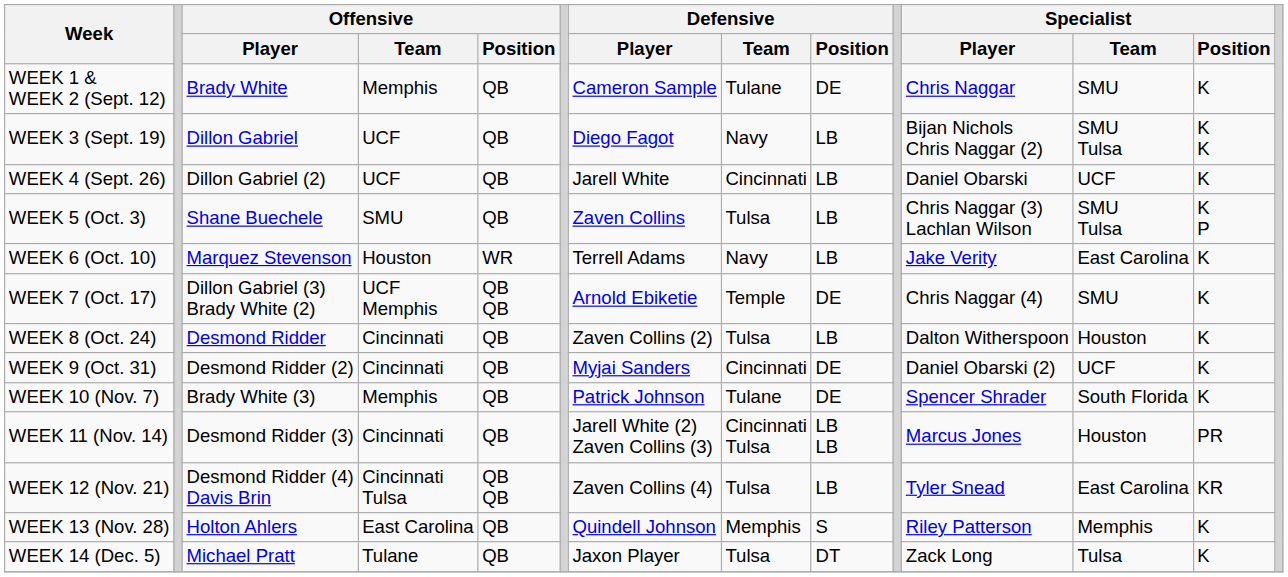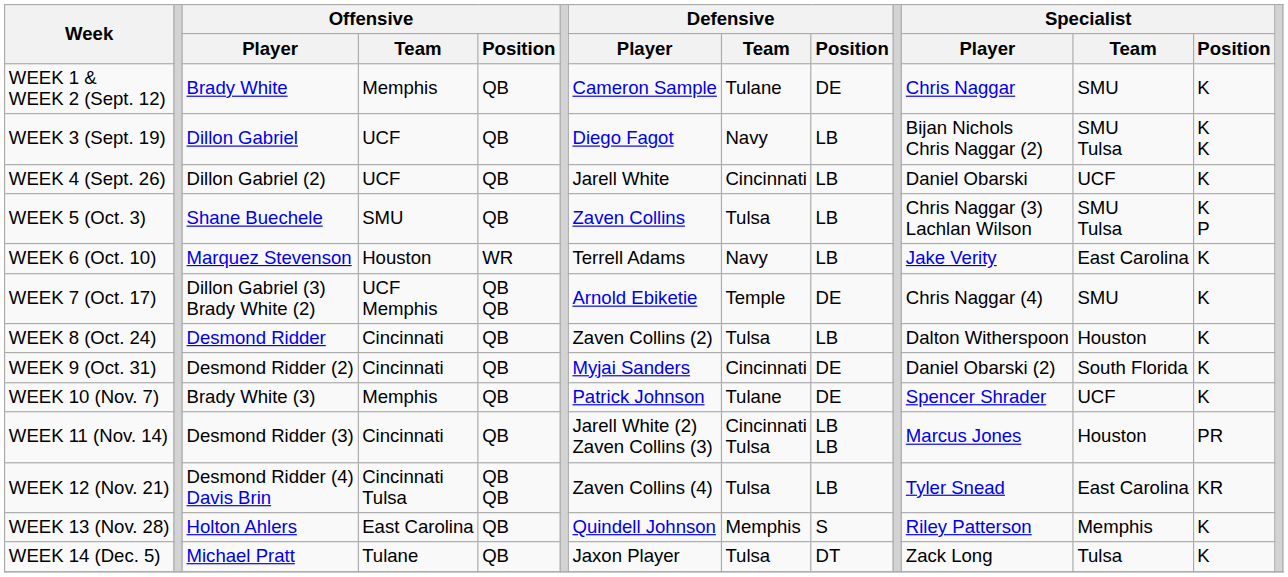(1096, 367) UCF -> (1133, 367) South Florida
(1133, 397) South Florida -> (1096, 397) UCF
